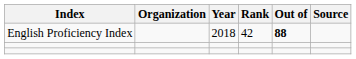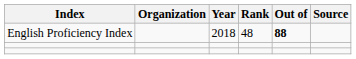(247, 33) 42 -> (247, 33) 48
